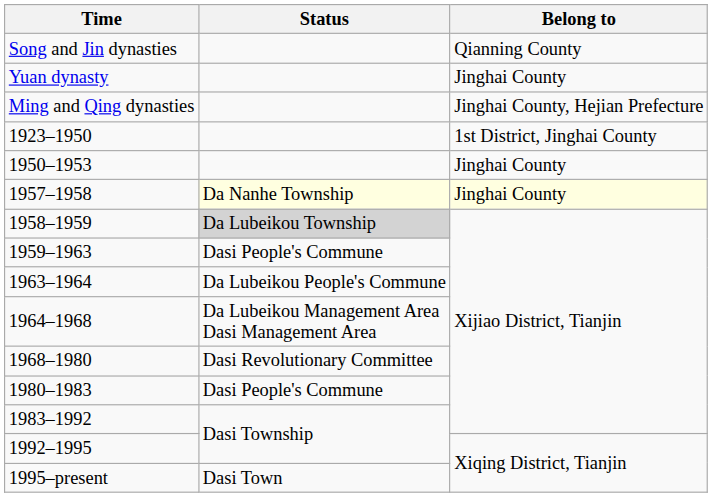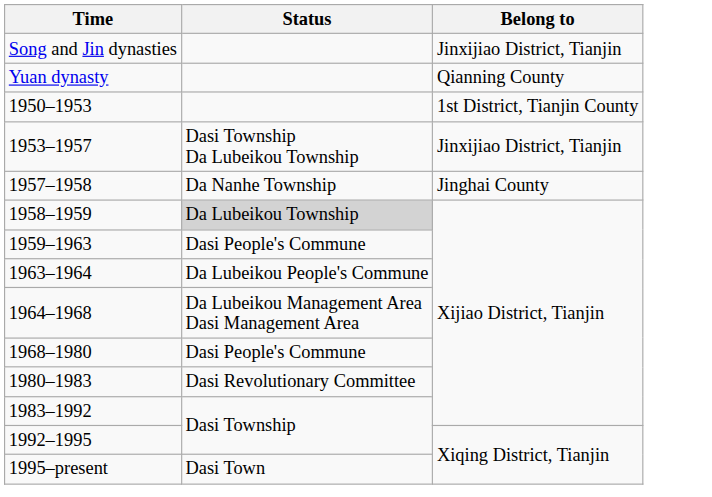(518, 48) Qianning County -> (529, 48) Jinxijiao District, Tianjin
(510, 77) Jinghai County -> (501, 77) Qianning County
- row: (102, 106)
- row: (50, 135)
(510, 164) Jinghai County -> (538, 106) 1st District, Tianjin County
+ row: (50, 146)
(278, 194) lightyellow background -> (261, 185) no background
(510, 194) lightyellow background -> (493, 185) no background
(318, 360) Dasi Revolutionary Committee -> (276, 352) Dasi People's Commune
(293, 389) Dasi People's Commune -> (300, 381) Dasi Revolutionary Committee
